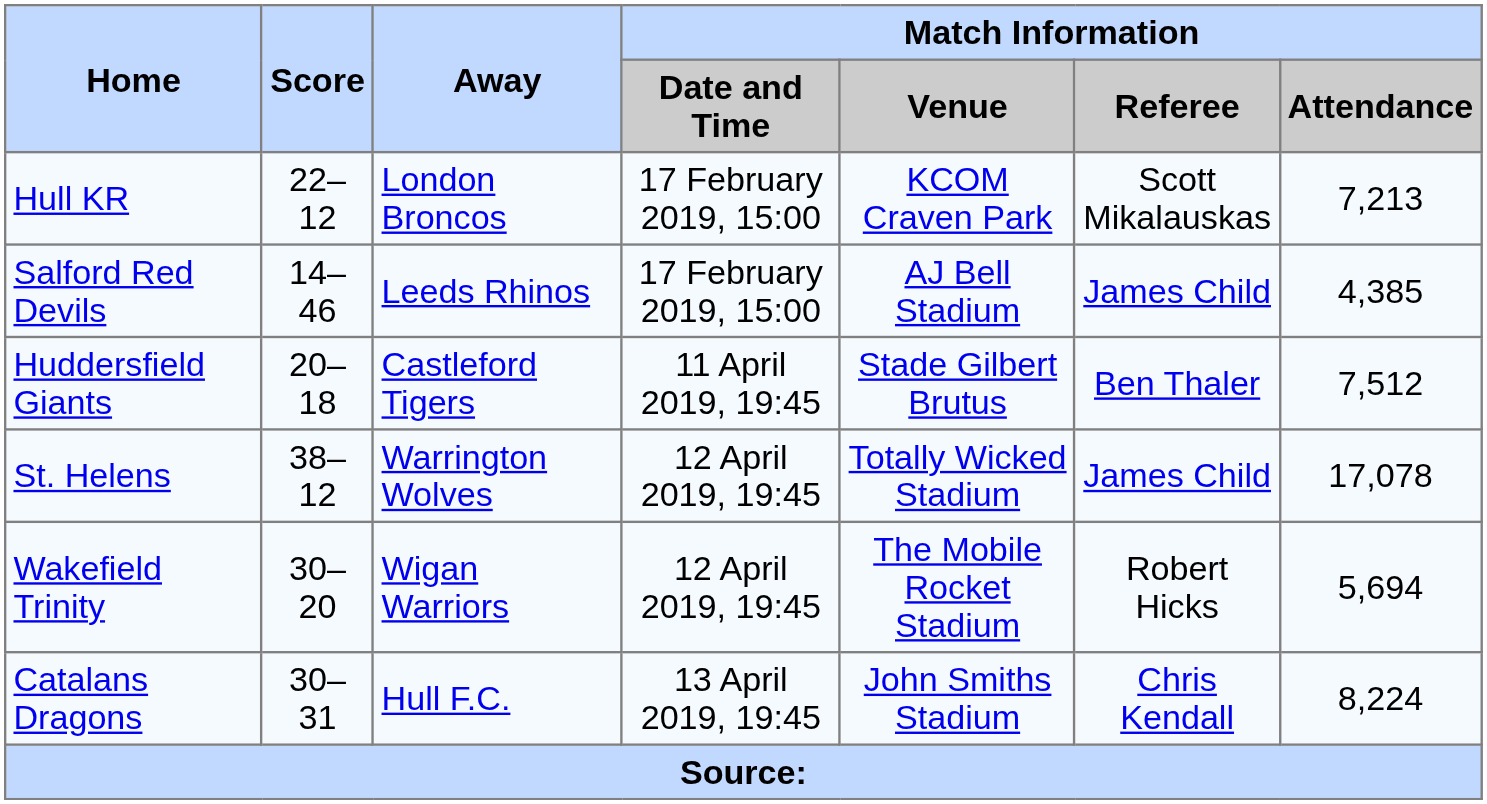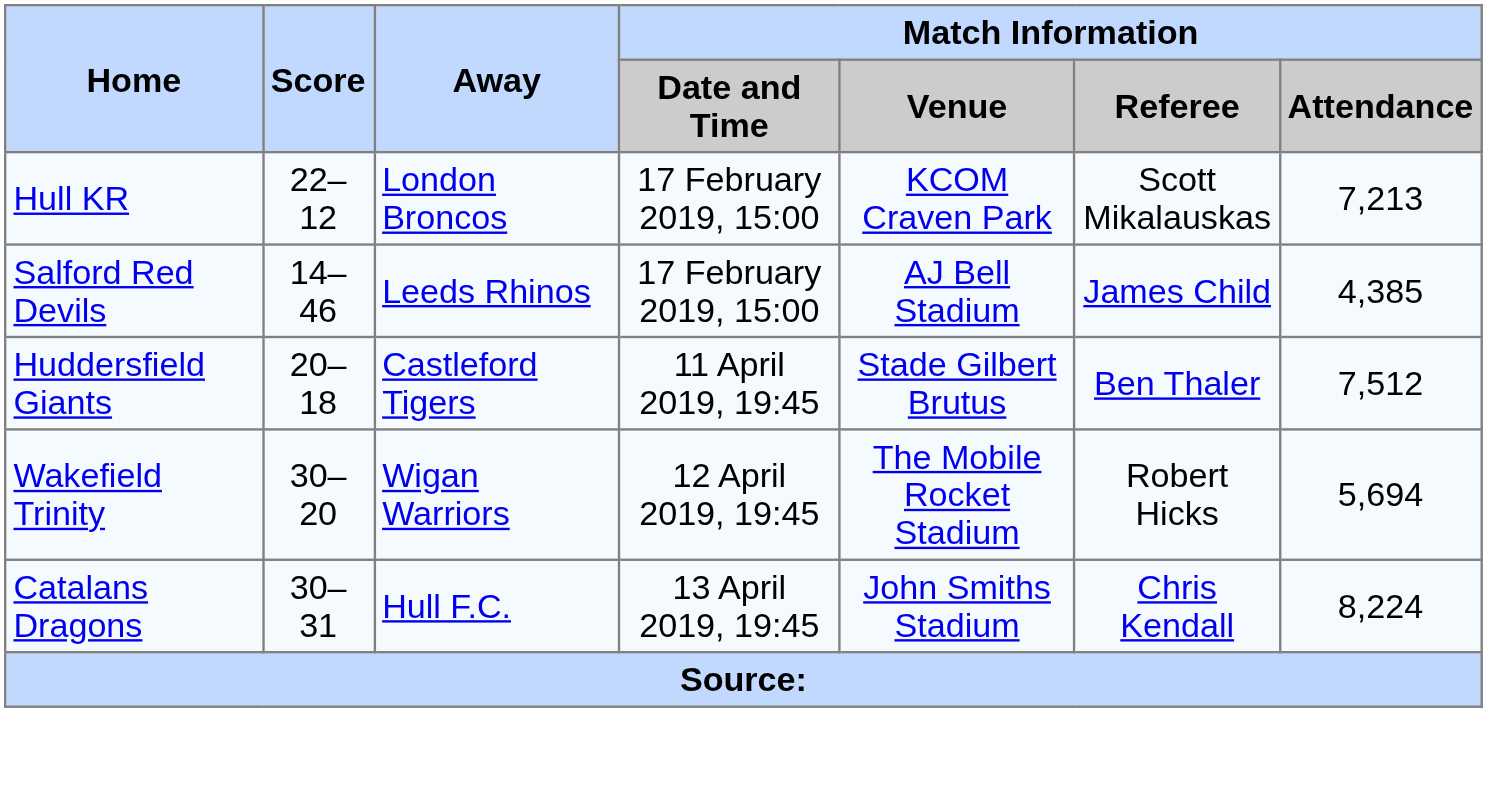- row: (92, 476)
